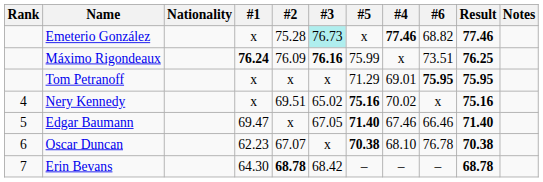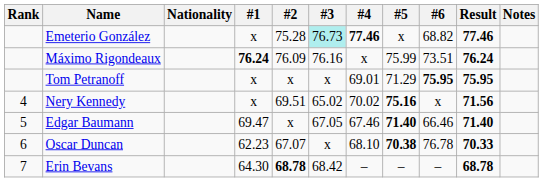columns swapped: (401, 15) <-> (364, 15)
(327, 58) bold -> (327, 58) normal
(478, 58) 76.25 -> (478, 58) 76.24
(478, 101) 75.16 -> (478, 101) 71.56
(478, 144) 70.38 -> (478, 144) 70.33
